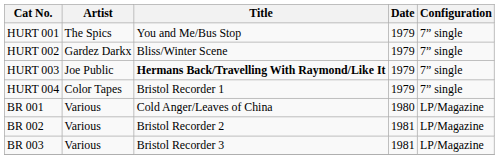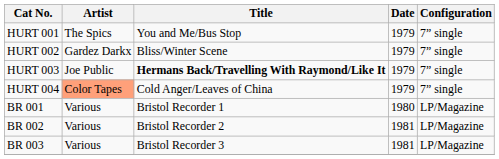(93, 88) no background -> (93, 88) lightsalmon background
(181, 88) Bristol Recorder 1 -> (205, 88) Cold Anger/Leaves of China
(205, 107) Cold Anger/Leaves of China -> (181, 107) Bristol Recorder 1
